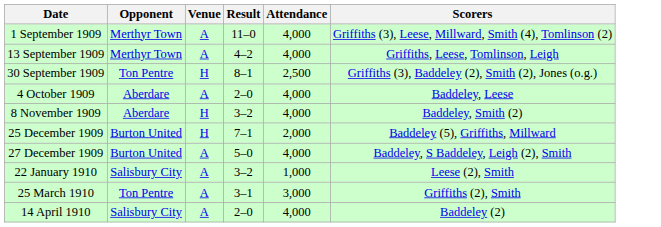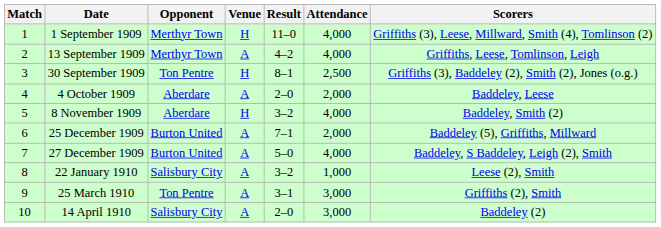+ column: (25, 14)
(204, 34) A -> (245, 34) H
(297, 93) 4,000 -> (337, 93) 2,000
(204, 133) H -> (245, 133) A
(297, 212) 4,000 -> (337, 212) 3,000
